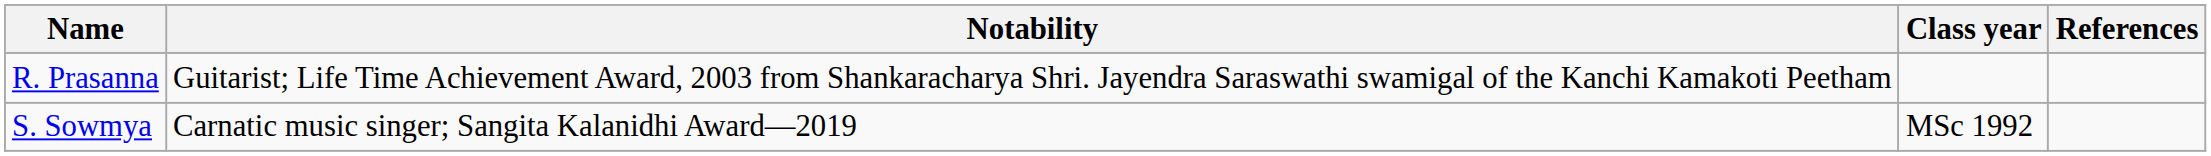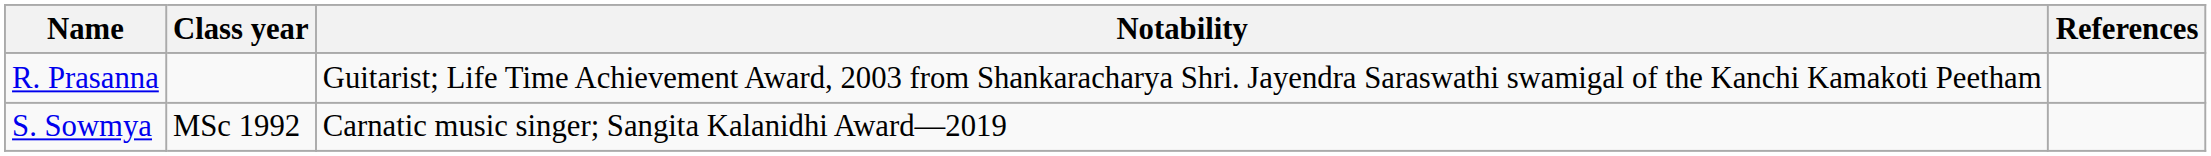columns swapped: (1974, 28) <-> (1032, 28)
